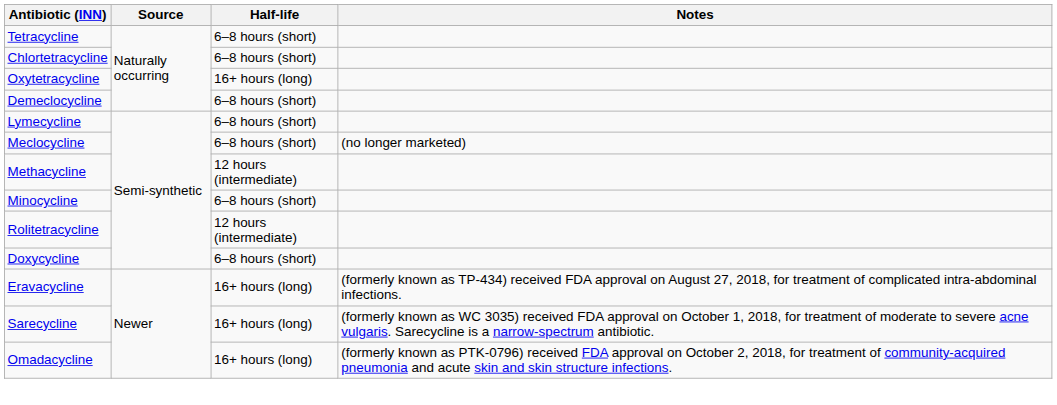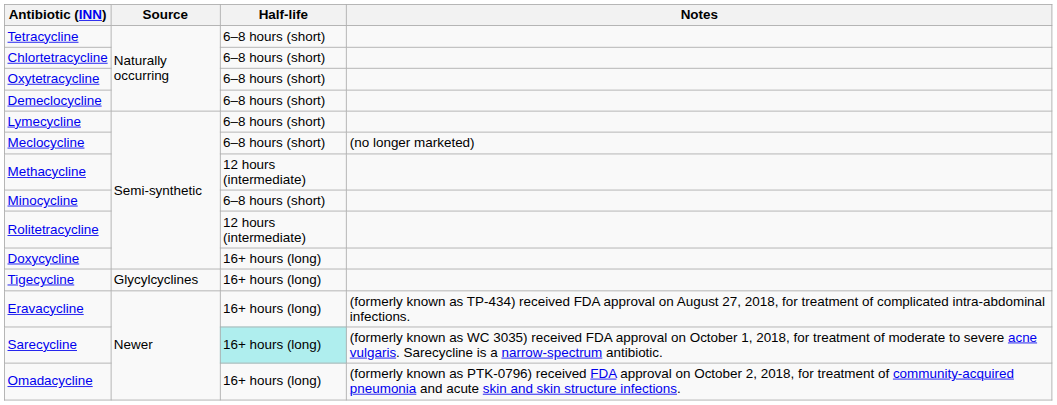(263, 79) 16+ hours (long) -> (274, 79) 6–8 hours (short)
(265, 258) 6–8 hours (short) -> (272, 258) 16+ hours (long)
+ row: (41, 279)
(263, 323) no background -> (272, 345) paleturquoise background
